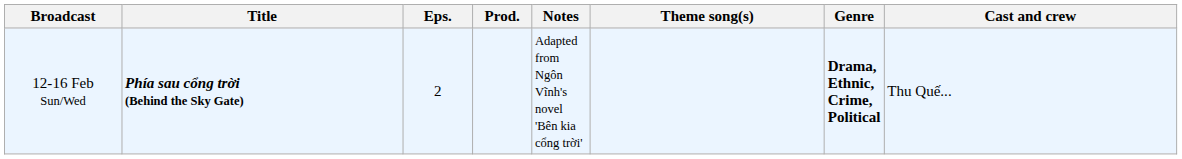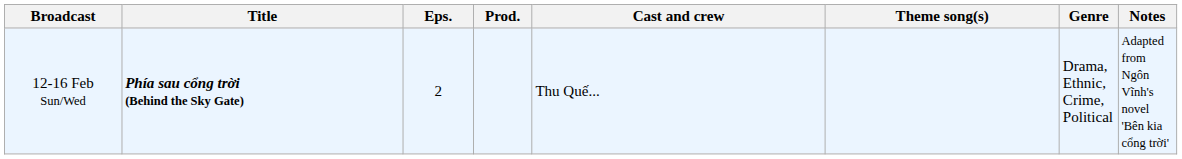columns swapped: (1030, 16) <-> (561, 16)
(854, 91) bold -> (1088, 91) normal
